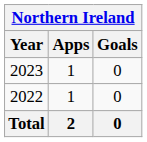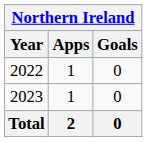rows swapped: (27, 96) <-> (27, 70)
